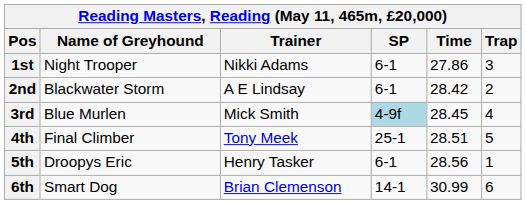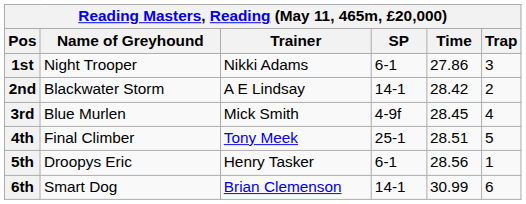(386, 89) 6-1 -> (390, 89) 14-1
(388, 114) lightblue background -> (388, 114) no background
